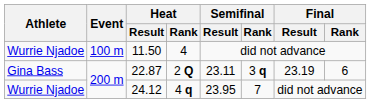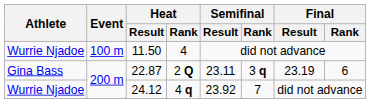(221, 90) 23.95 -> (221, 90) 23.92
